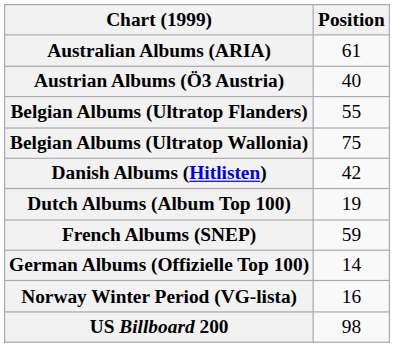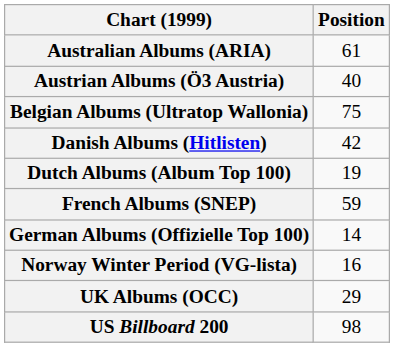- row: (159, 111)
+ row: (159, 296)
